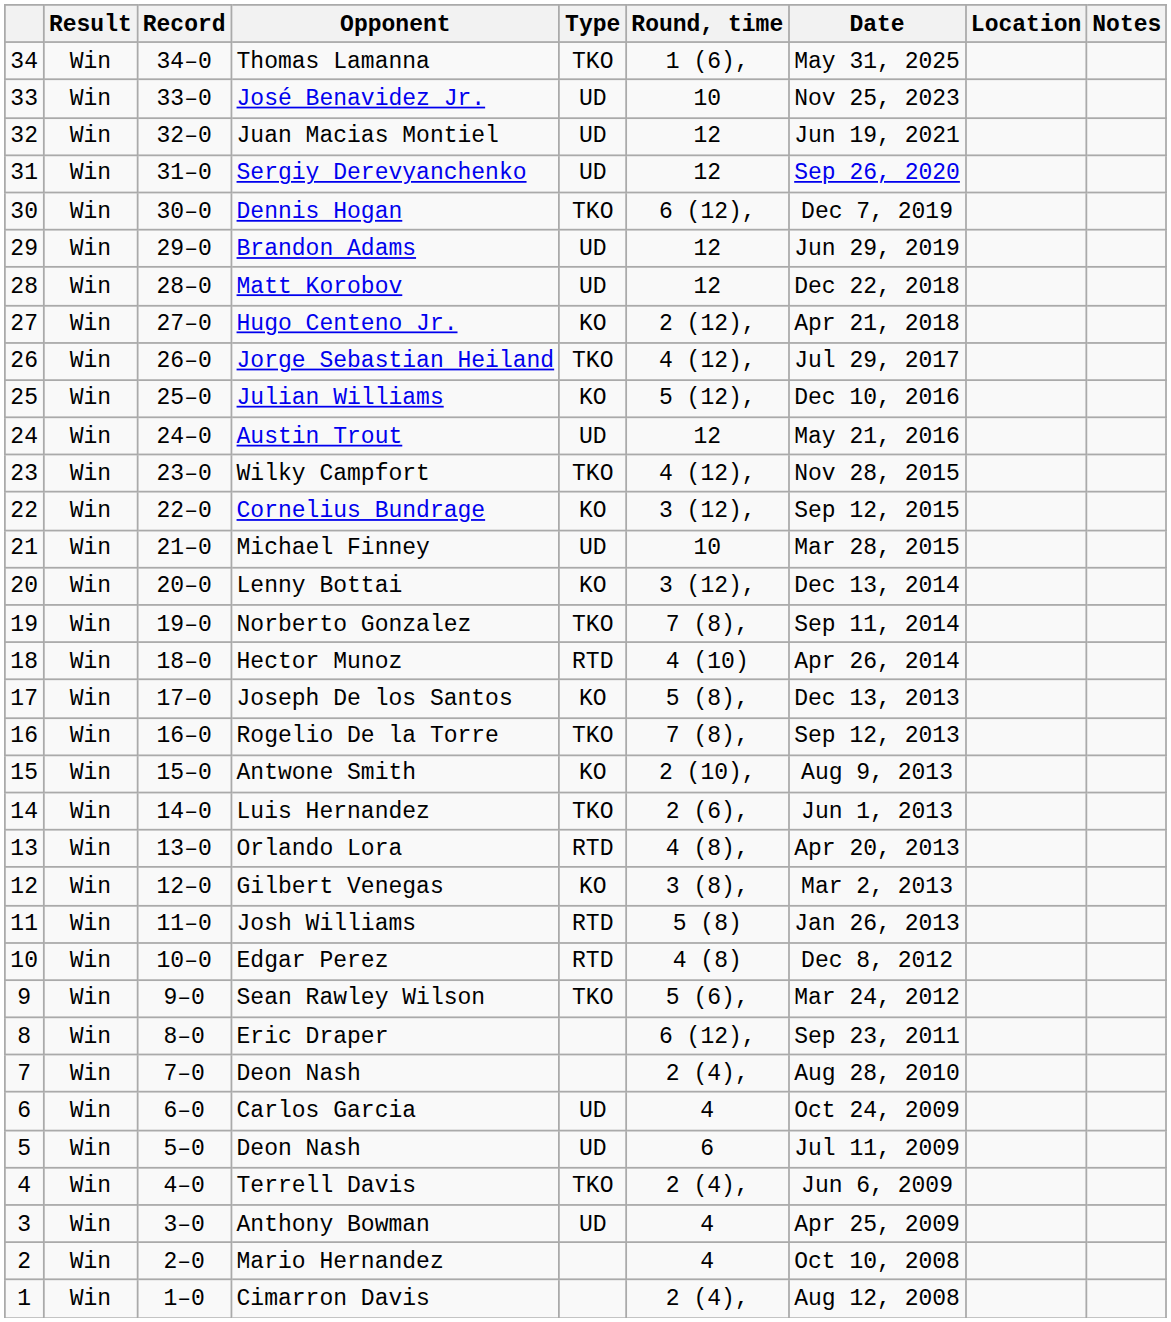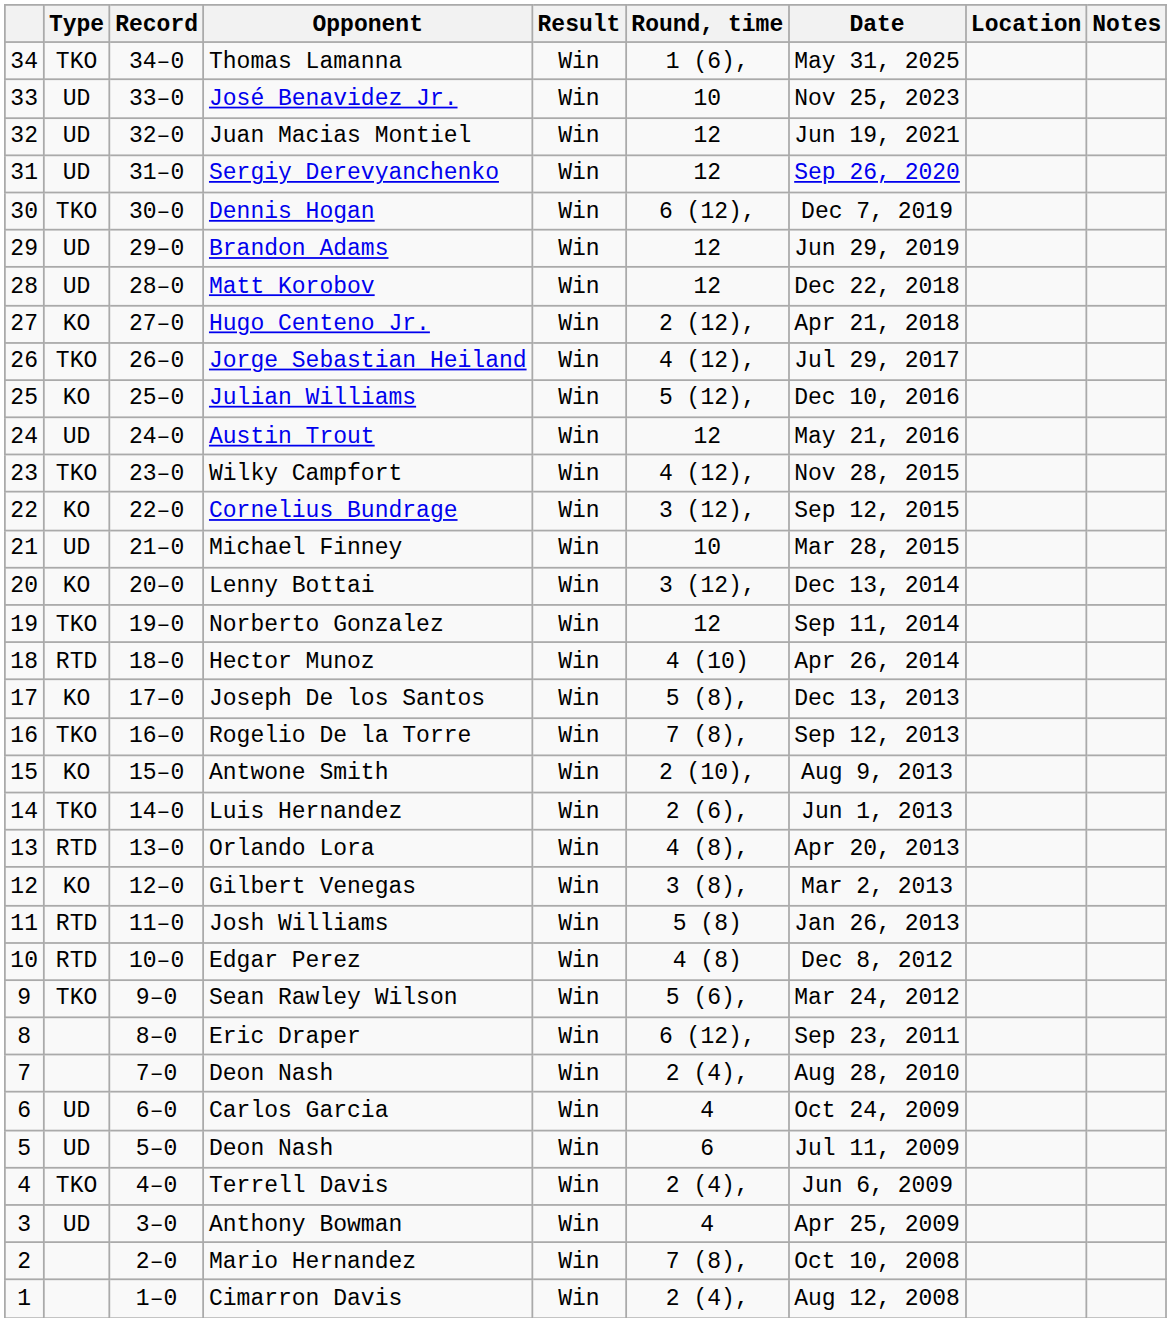columns swapped: (90, 24) <-> (593, 24)
(707, 624) 7 (8), -> (707, 624) 12
(707, 1261) 4 -> (707, 1261) 7 (8),
